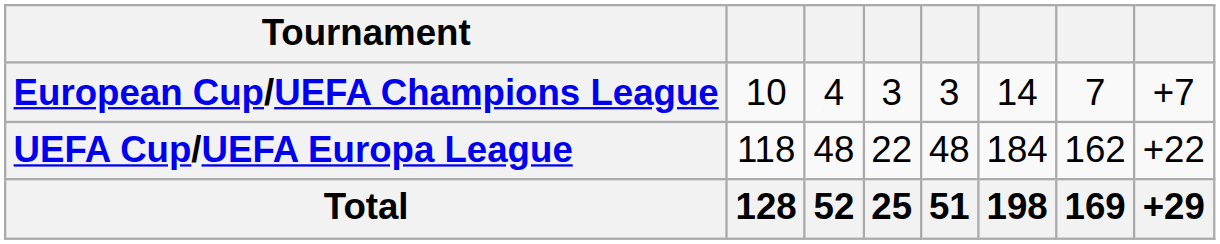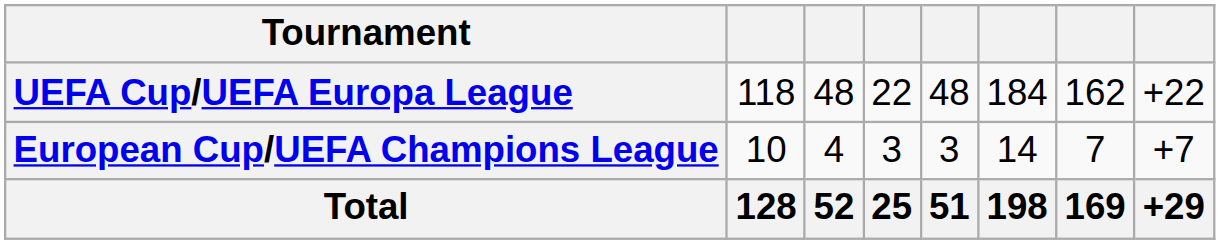rows swapped: (366, 91) <-> (293, 149)
